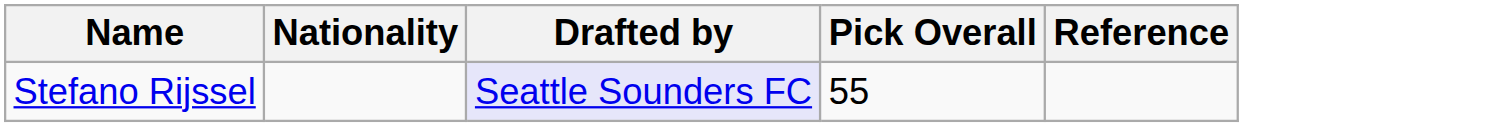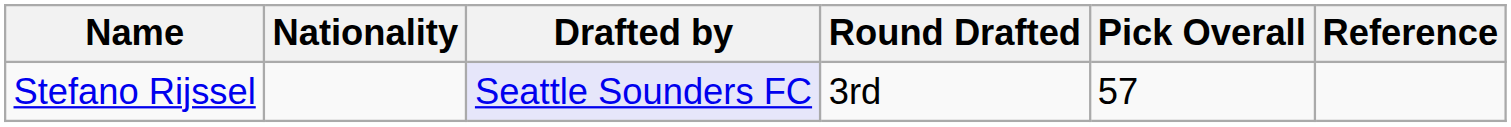+ column: (955, 33)
(849, 90) 55 -> (1118, 90) 57
